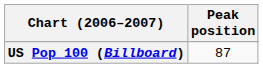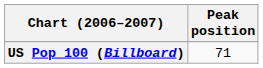(223, 53) 87 -> (223, 53) 71
